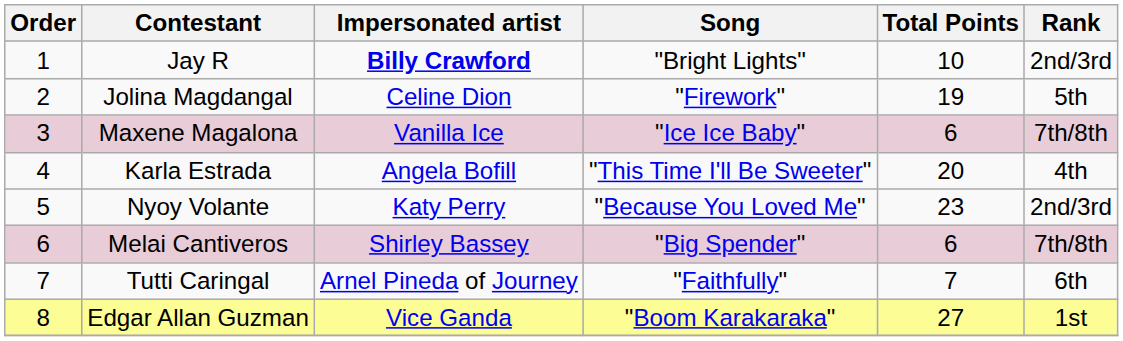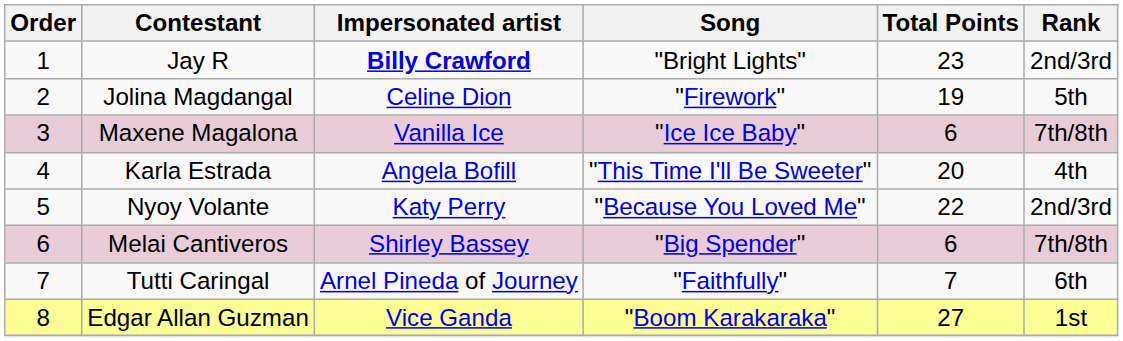(951, 60) 10 -> (951, 60) 23
(951, 207) 23 -> (951, 207) 22
